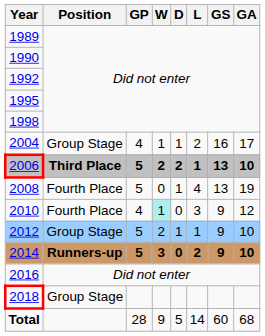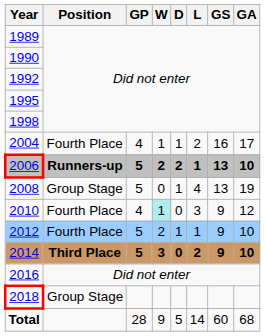(85, 143) Group Stage -> (85, 143) Fourth Place
(85, 166) Third Place -> (85, 166) Runners-up
(85, 188) Fourth Place -> (85, 188) Group Stage
(85, 231) Group Stage -> (85, 231) Fourth Place
(85, 252) Runners-up -> (85, 252) Third Place
